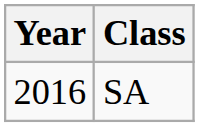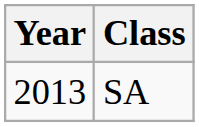(50, 90) 2016 -> (50, 90) 2013
